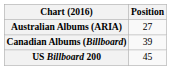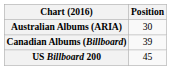(148, 27) 27 -> (148, 27) 30
